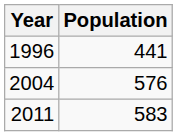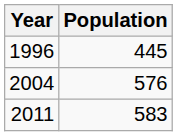(151, 51) 441 -> (151, 51) 445
